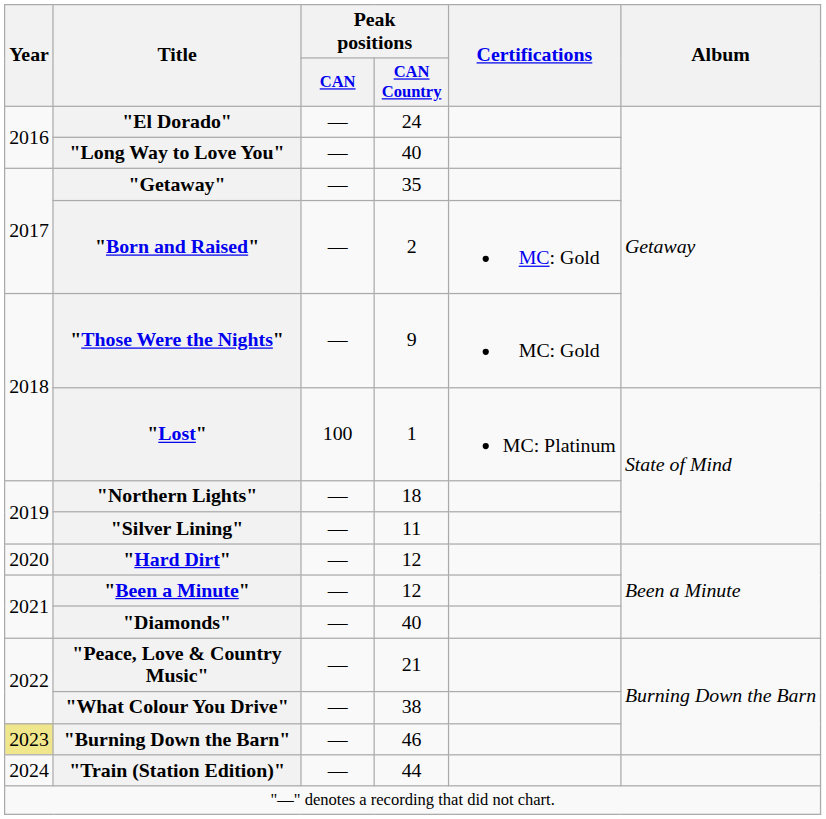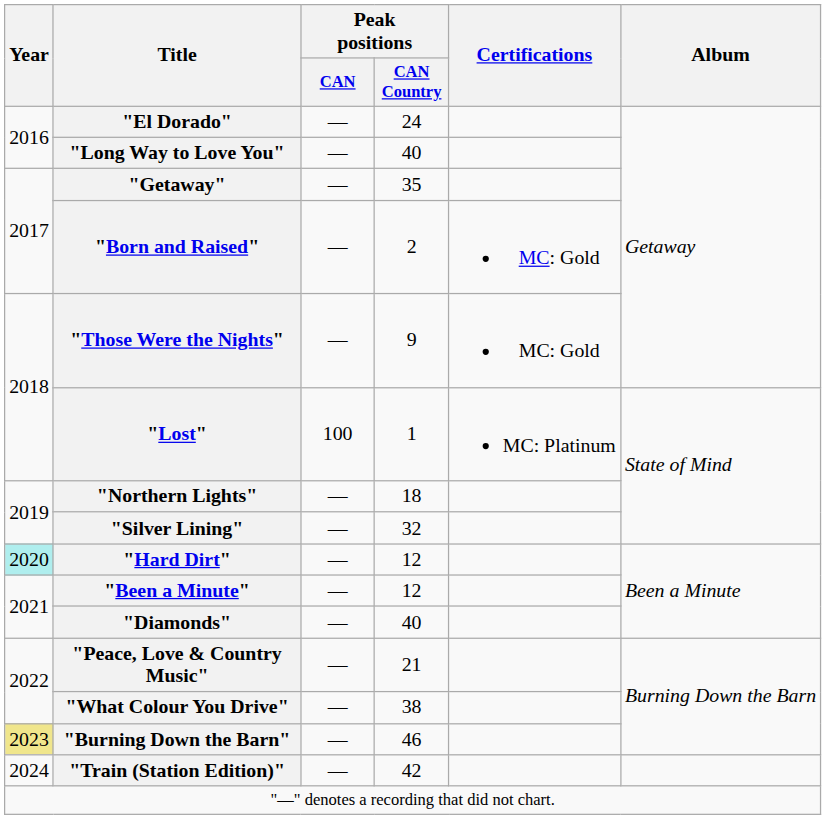(412, 527) 11 -> (412, 527) 32
(29, 559) no background -> (29, 559) paleturquoise background
(412, 770) 44 -> (412, 770) 42
